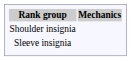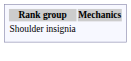- row: (43, 42)
